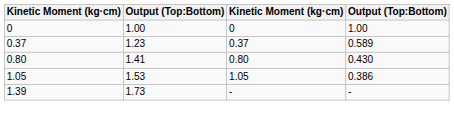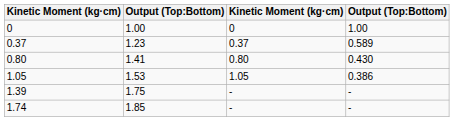(135, 92) 1.73 -> (135, 92) 1.75
+ row: (16, 108)
